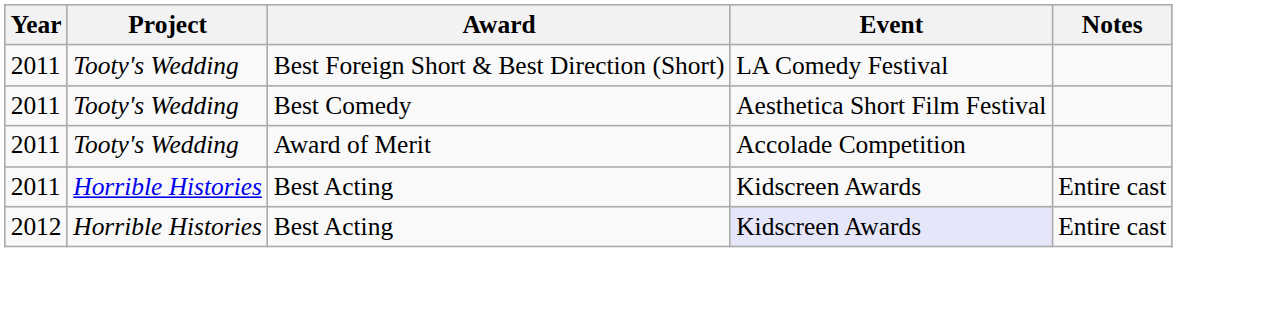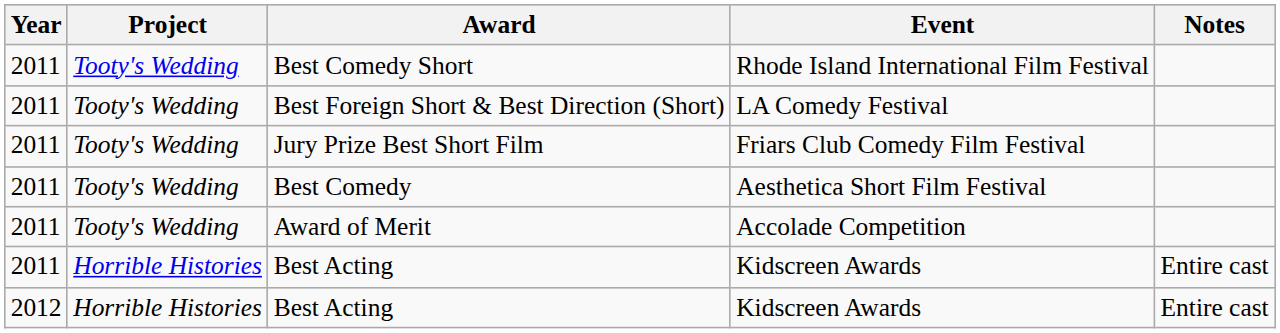+ row: (36, 65)
+ row: (36, 145)
(829, 226) lavender background -> (829, 307) no background
